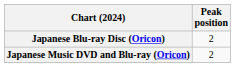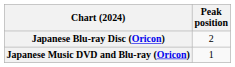(211, 54) 2 -> (211, 54) 1
